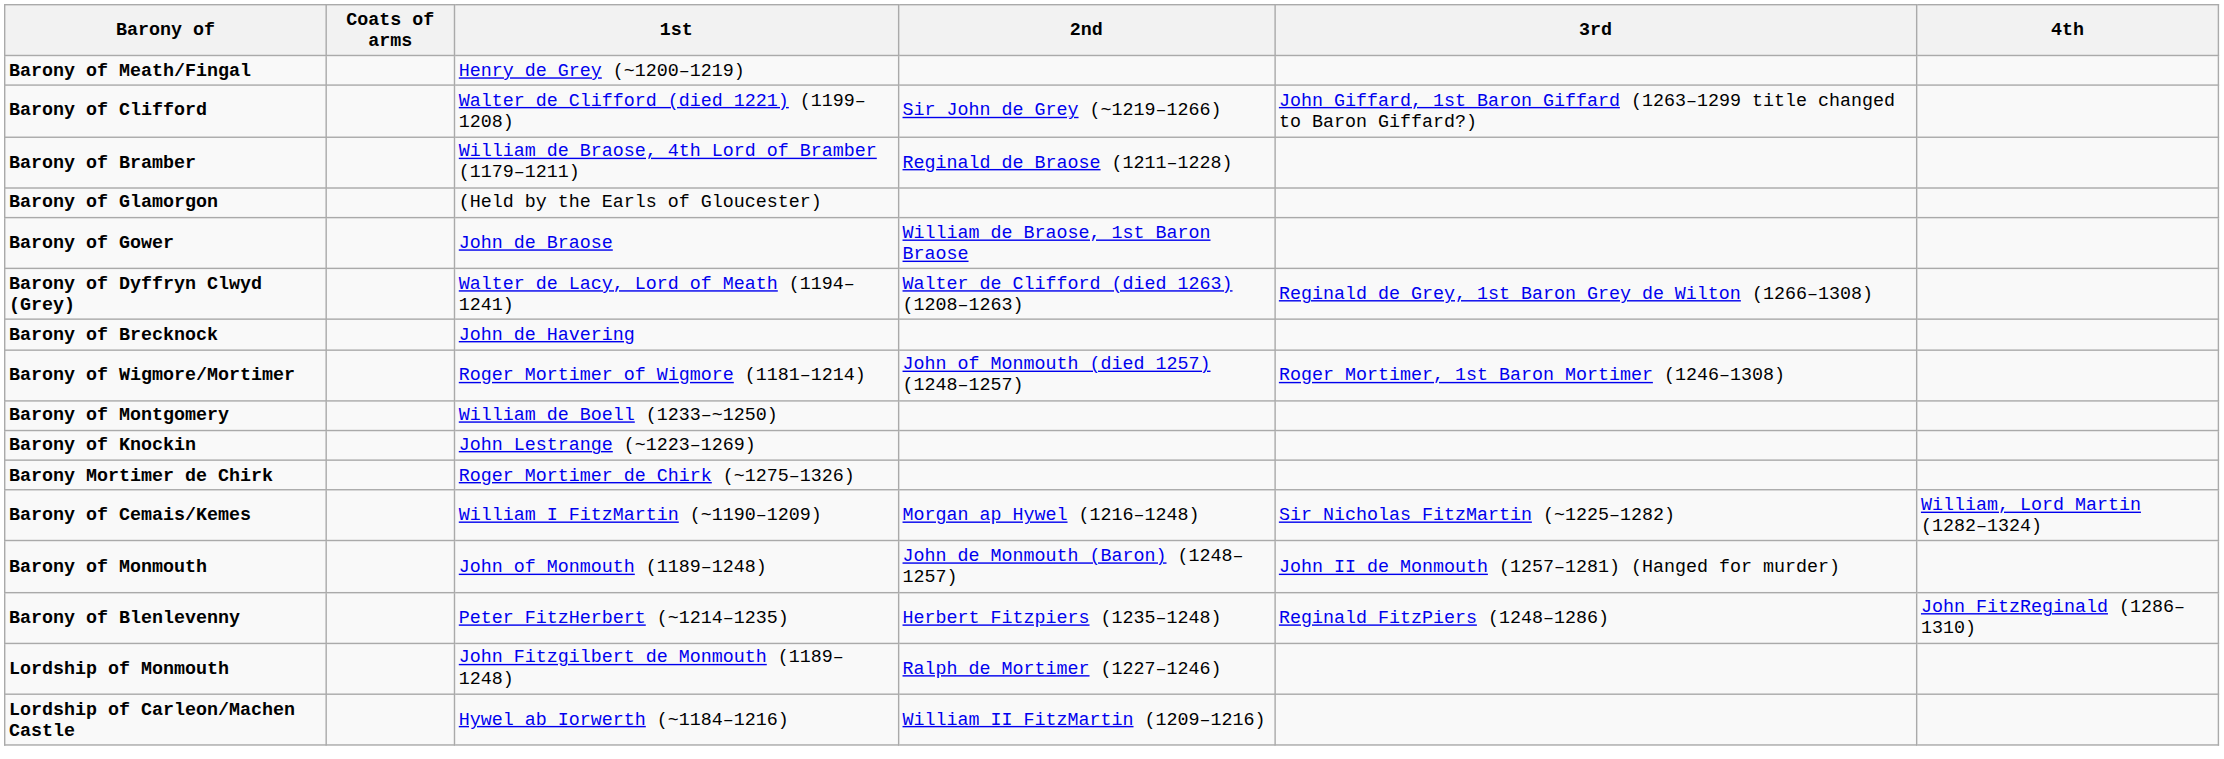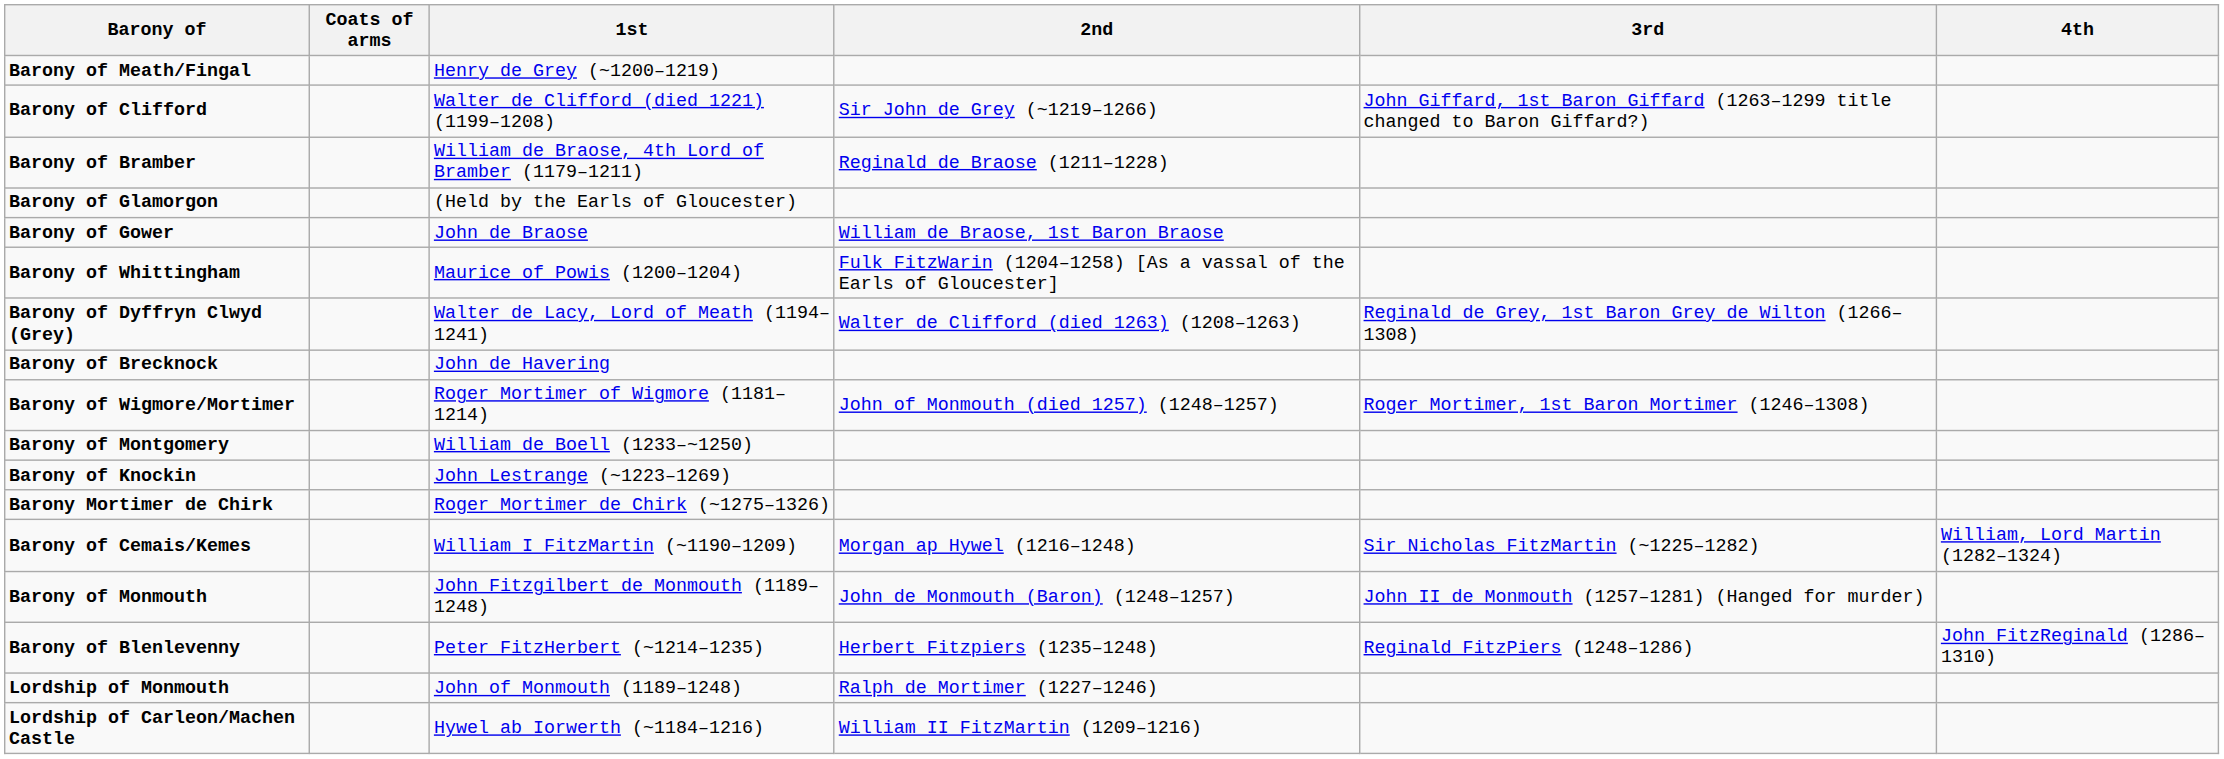+ row: (125, 273)
(613, 567) John of Monmouth (1189–1248) -> (626, 597) John Fitzgilbert de Monmouth (1189–1248)
(651, 669) John Fitzgilbert de Monmouth (1189–1248) -> (588, 688) John of Monmouth (1189–1248)
